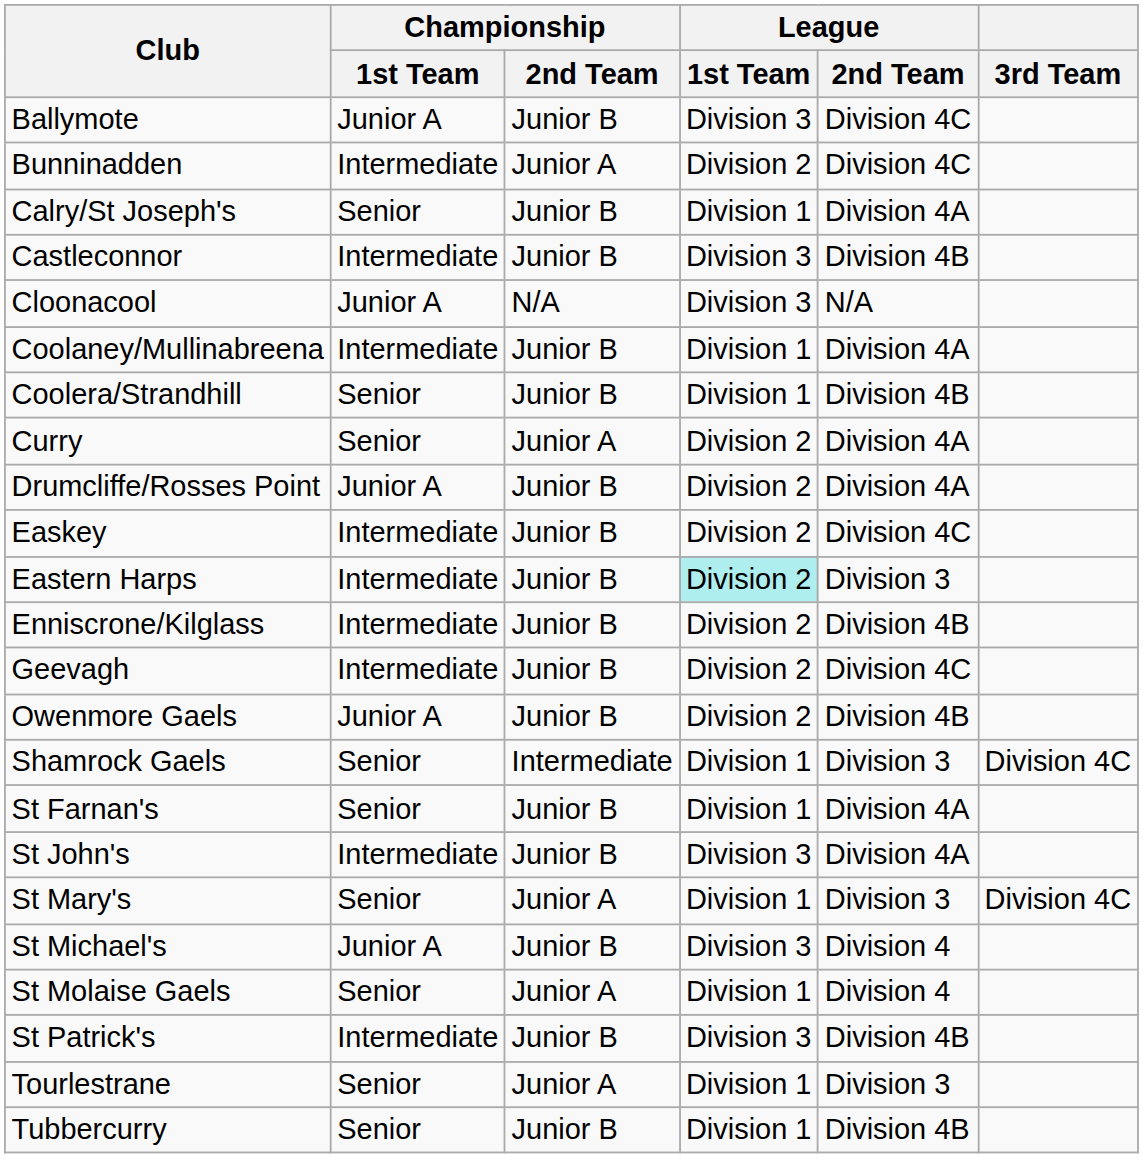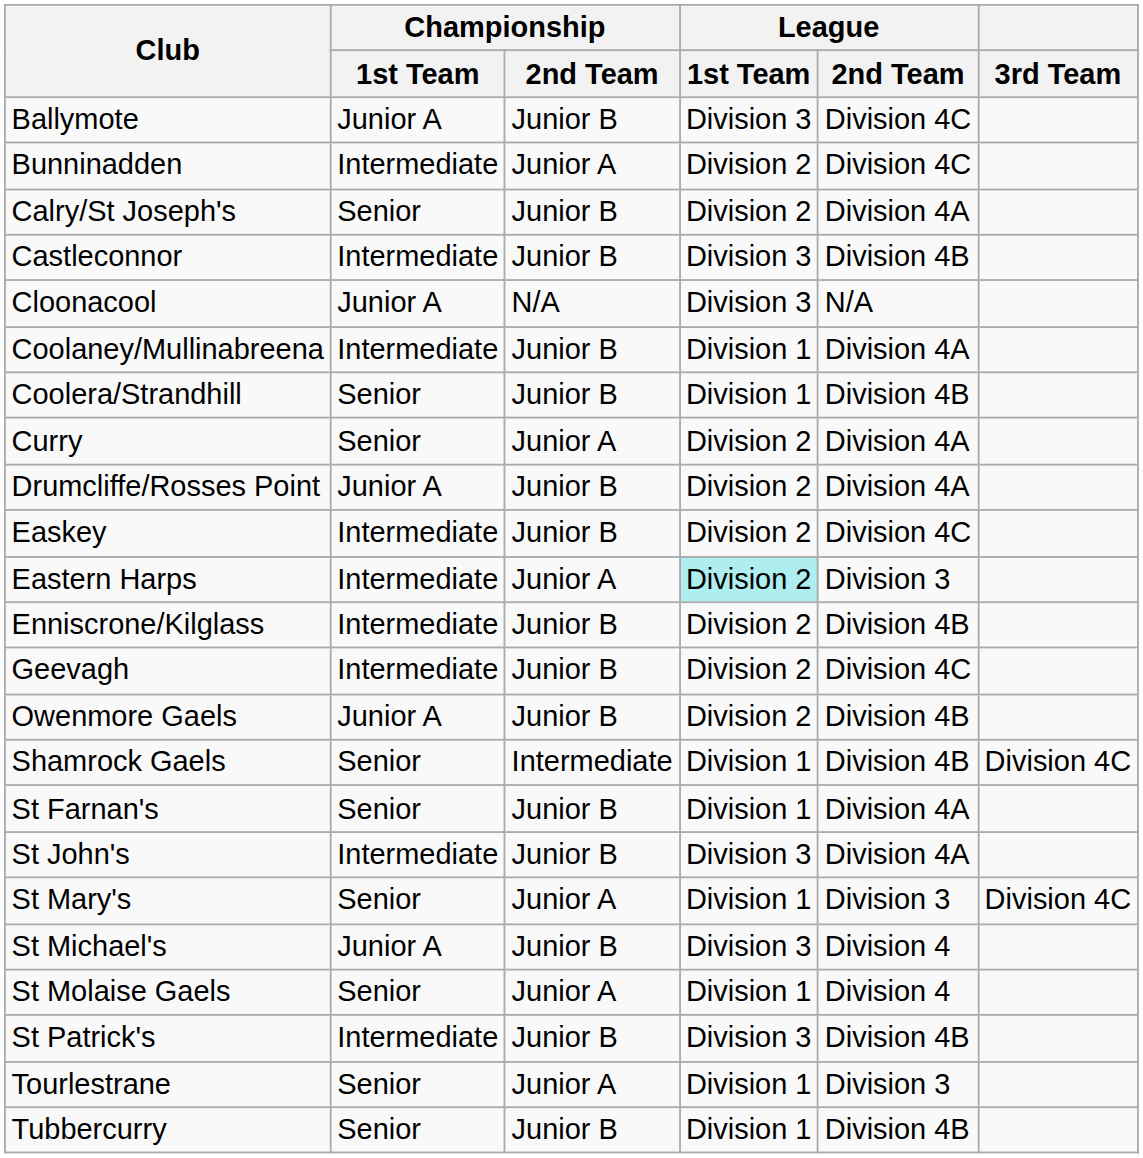(749, 211) Division 1 -> (749, 211) Division 2
(565, 578) Junior B -> (564, 578) Junior A
(888, 762) Division 3 -> (897, 762) Division 4B
